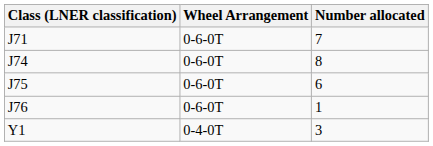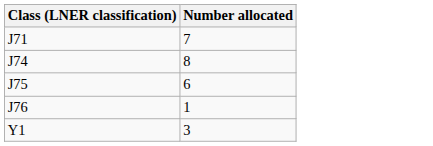- column: (246, 15)
